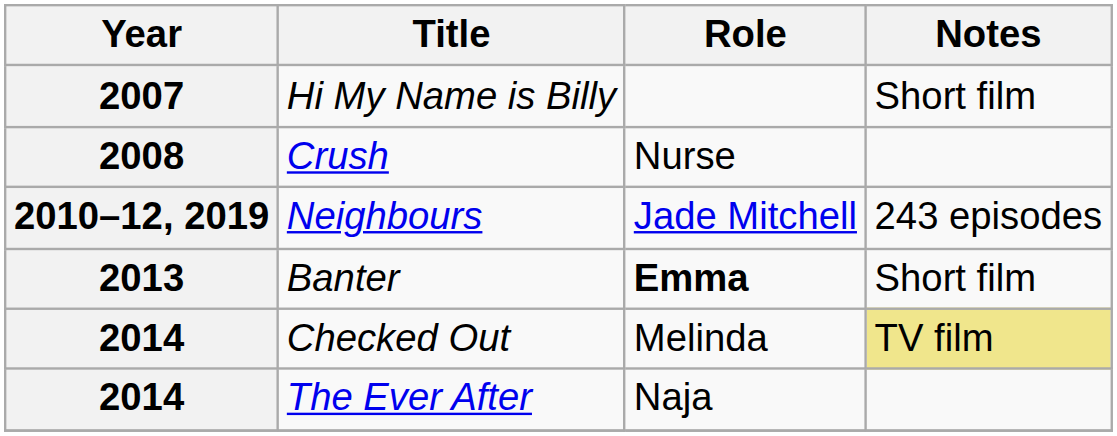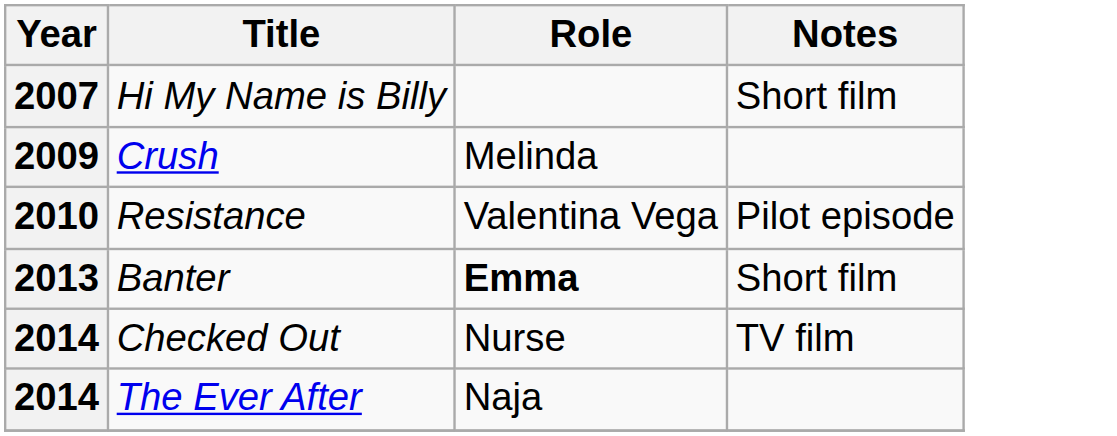(142, 156) 2008 -> (57, 156) 2009
(685, 156) Nurse -> (531, 156) Melinda
+ row: (211, 216)
- row: (385, 216)
(701, 338) Melinda -> (515, 338) Nurse
(934, 338) khaki background -> (795, 338) no background
